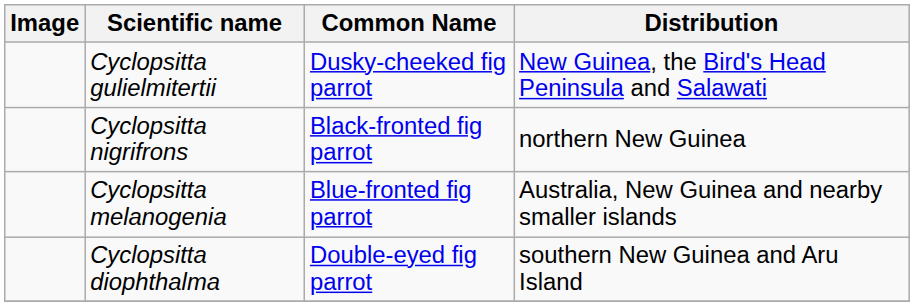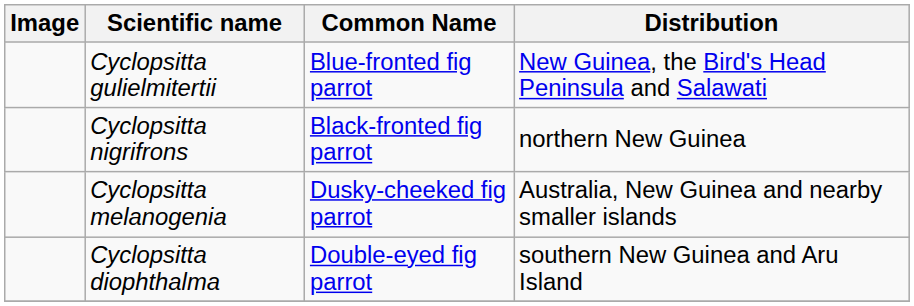(408, 74) Dusky-cheeked fig parrot -> (391, 74) Blue-fronted fig parrot
(391, 203) Blue-fronted fig parrot -> (408, 203) Dusky-cheeked fig parrot
